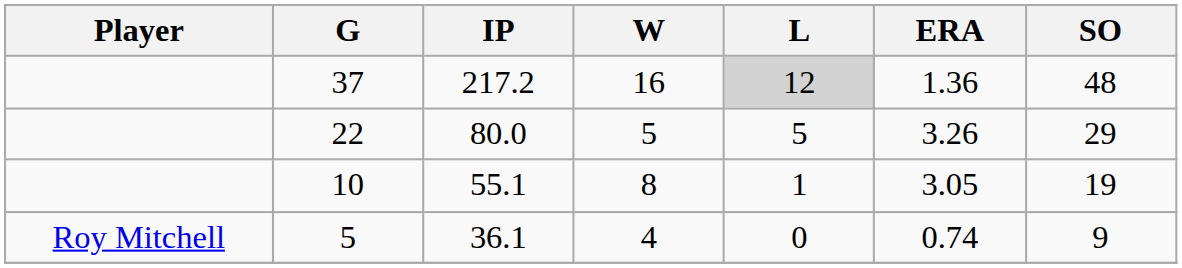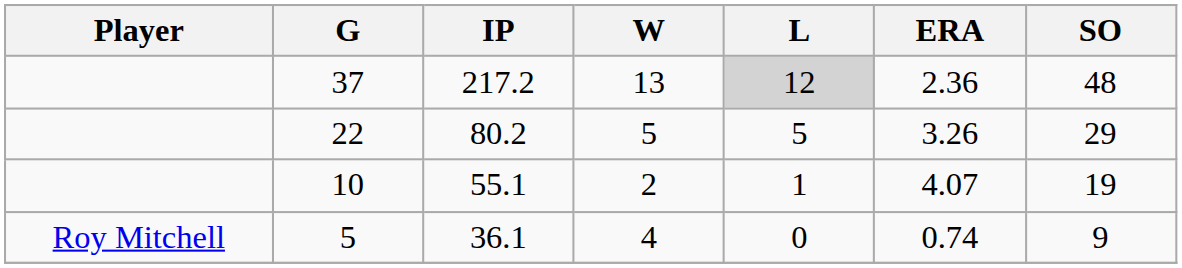(649, 81) 16 -> (649, 81) 13
(950, 81) 1.36 -> (950, 81) 2.36
(498, 133) 80.0 -> (498, 133) 80.2
(649, 184) 8 -> (649, 184) 2
(950, 184) 3.05 -> (950, 184) 4.07
